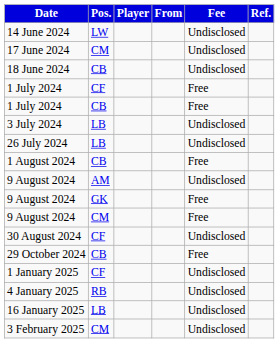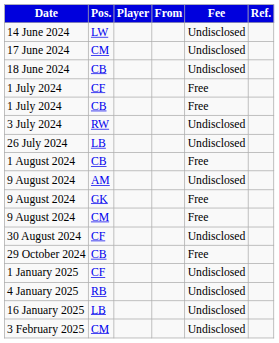- row: (34, 124)
+ row: (34, 124)
